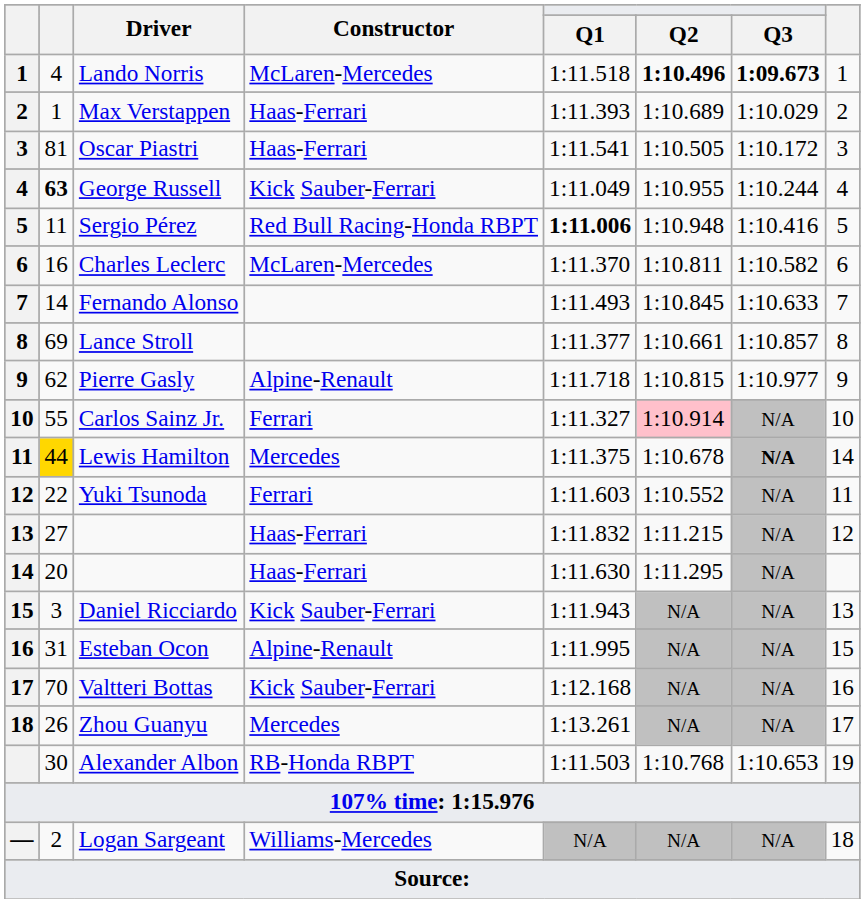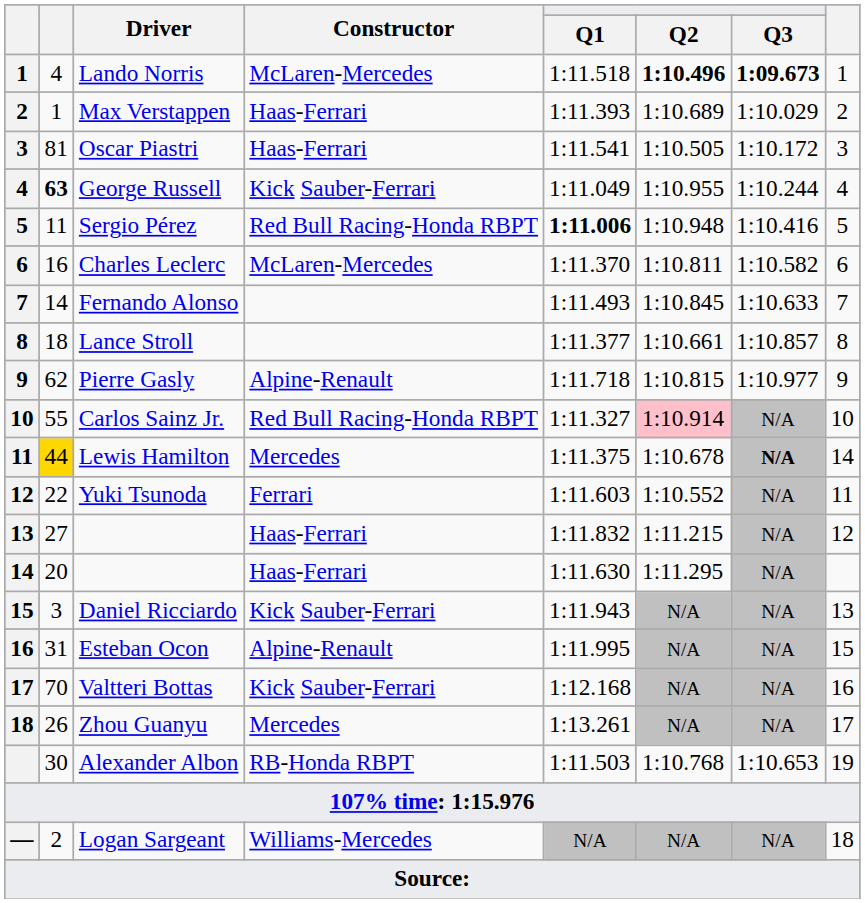(56, 341) 69 -> (56, 341) 18
(281, 417) Ferrari -> (394, 417) Red Bull Racing-Honda RBPT
